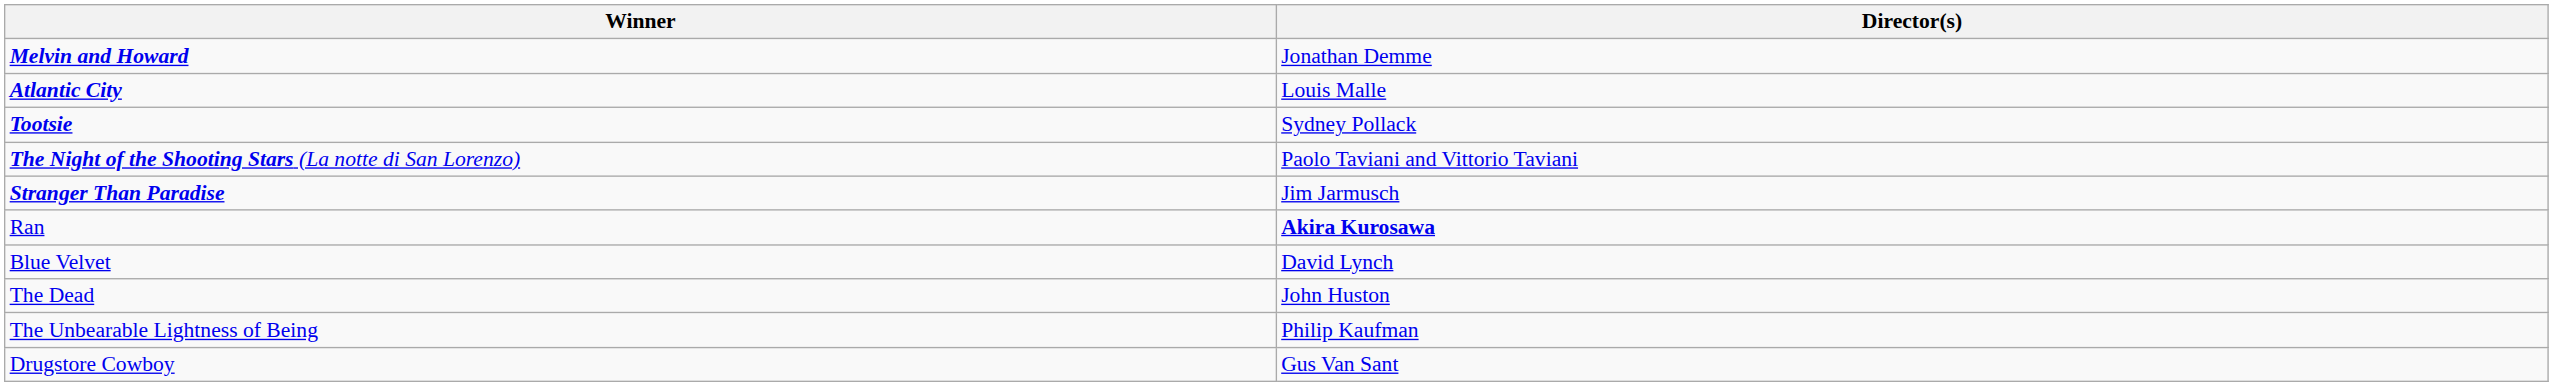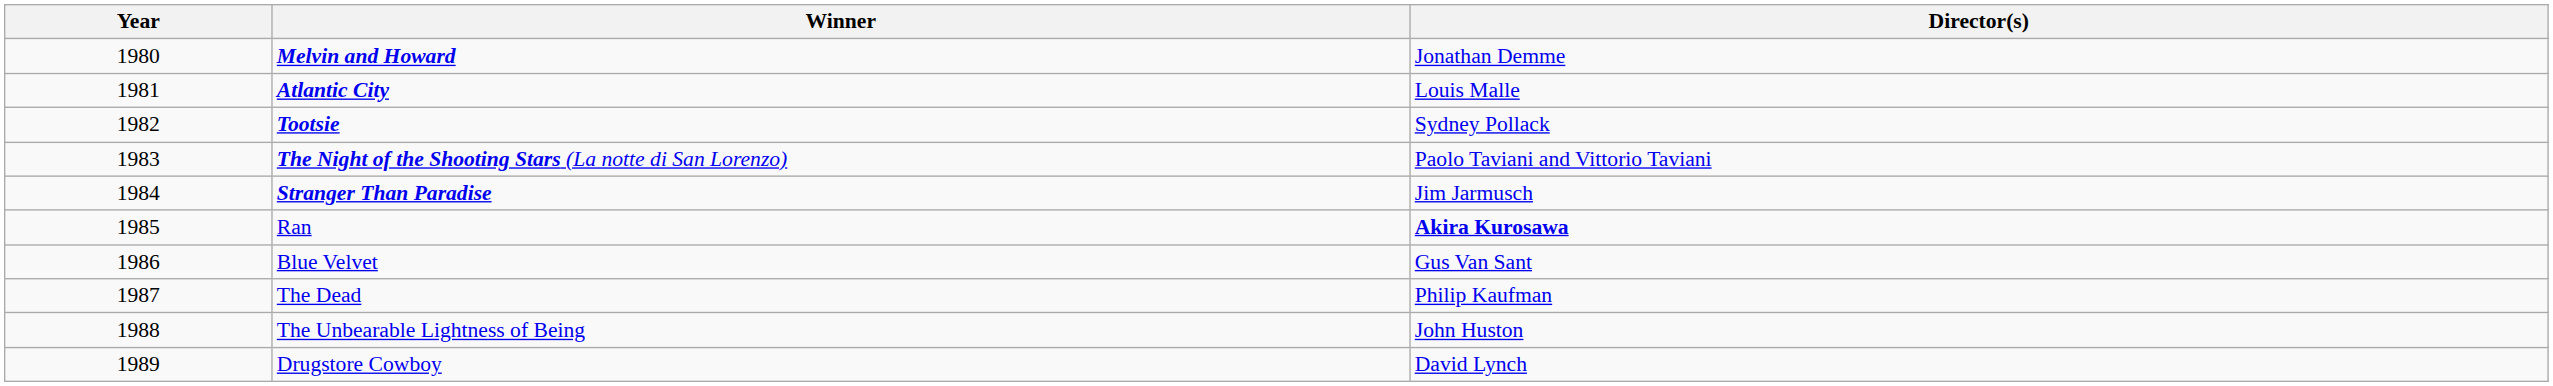+ column: (138, 21)
(1337, 261) David Lynch -> (1473, 261) Gus Van Sant
(1336, 295) John Huston -> (1483, 295) Philip Kaufman
(1350, 329) Philip Kaufman -> (1469, 329) John Huston
(1340, 364) Gus Van Sant -> (1471, 364) David Lynch
